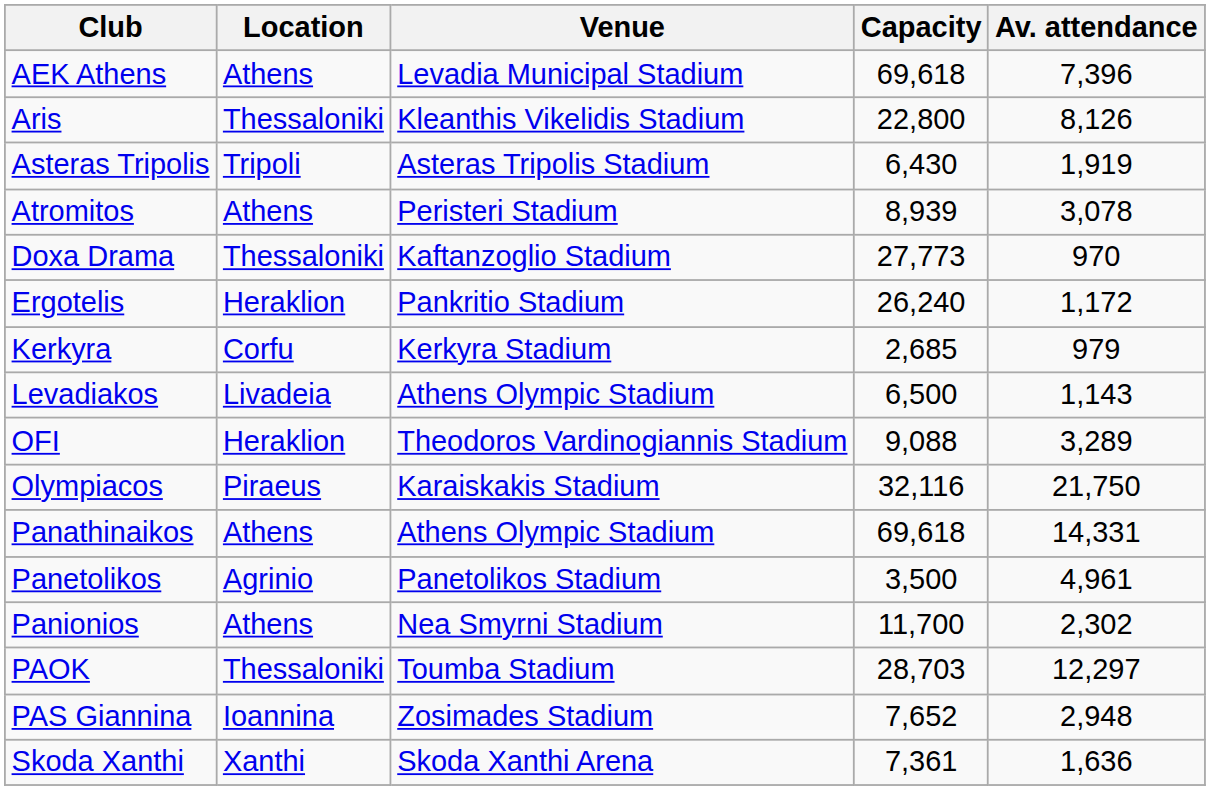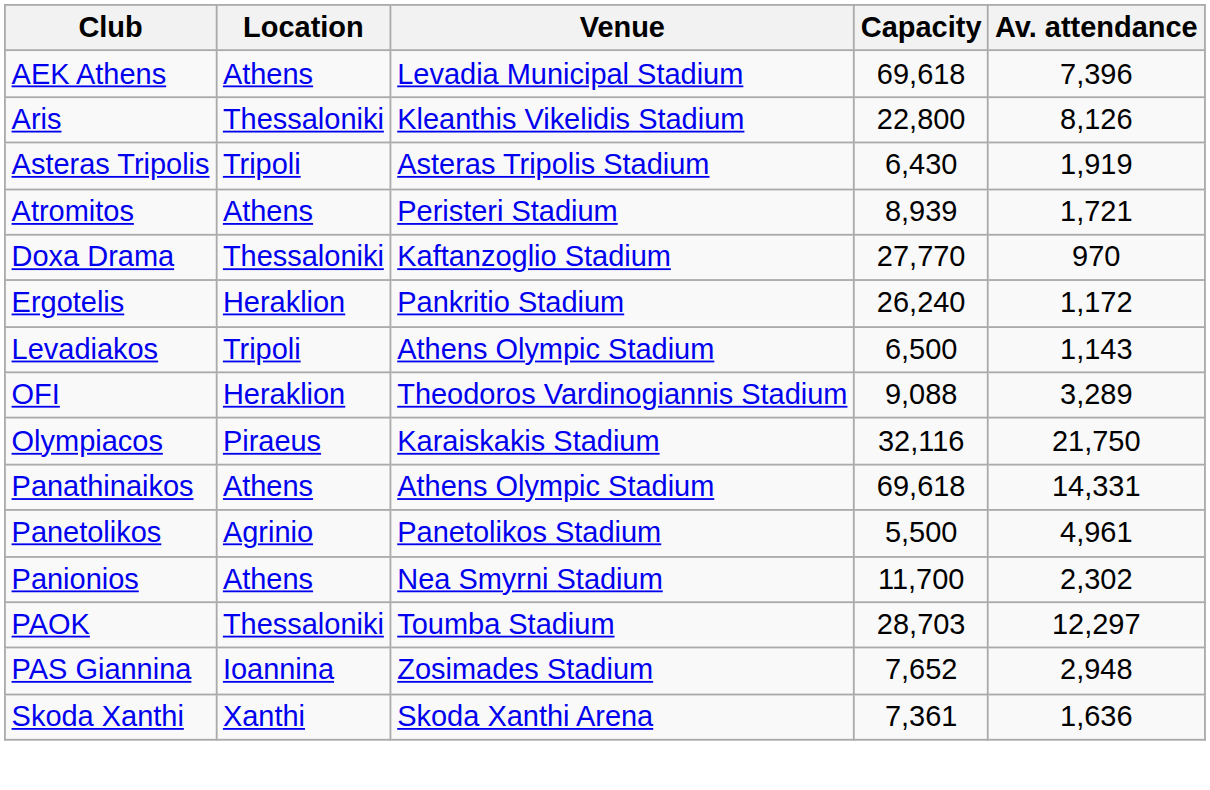(1096, 211) 3,078 -> (1096, 211) 1,721
(921, 257) 27,773 -> (921, 257) 27,770
- row: (61, 348)
(277, 394) Livadeia -> (262, 348) Tripoli
(921, 578) 3,500 -> (921, 532) 5,500
